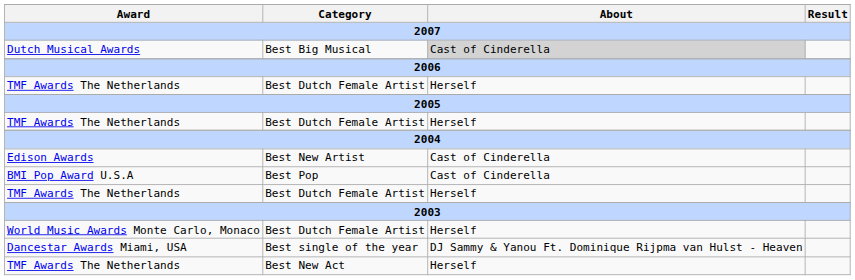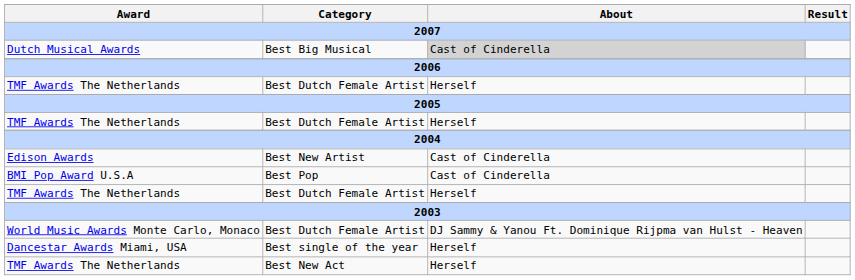(453, 230) Herself -> (616, 230) DJ Sammy & Yanou Ft. Dominique Rijpma van Hulst - Heaven
(616, 248) DJ Sammy & Yanou Ft. Dominique Rijpma van Hulst - Heaven -> (453, 248) Herself
